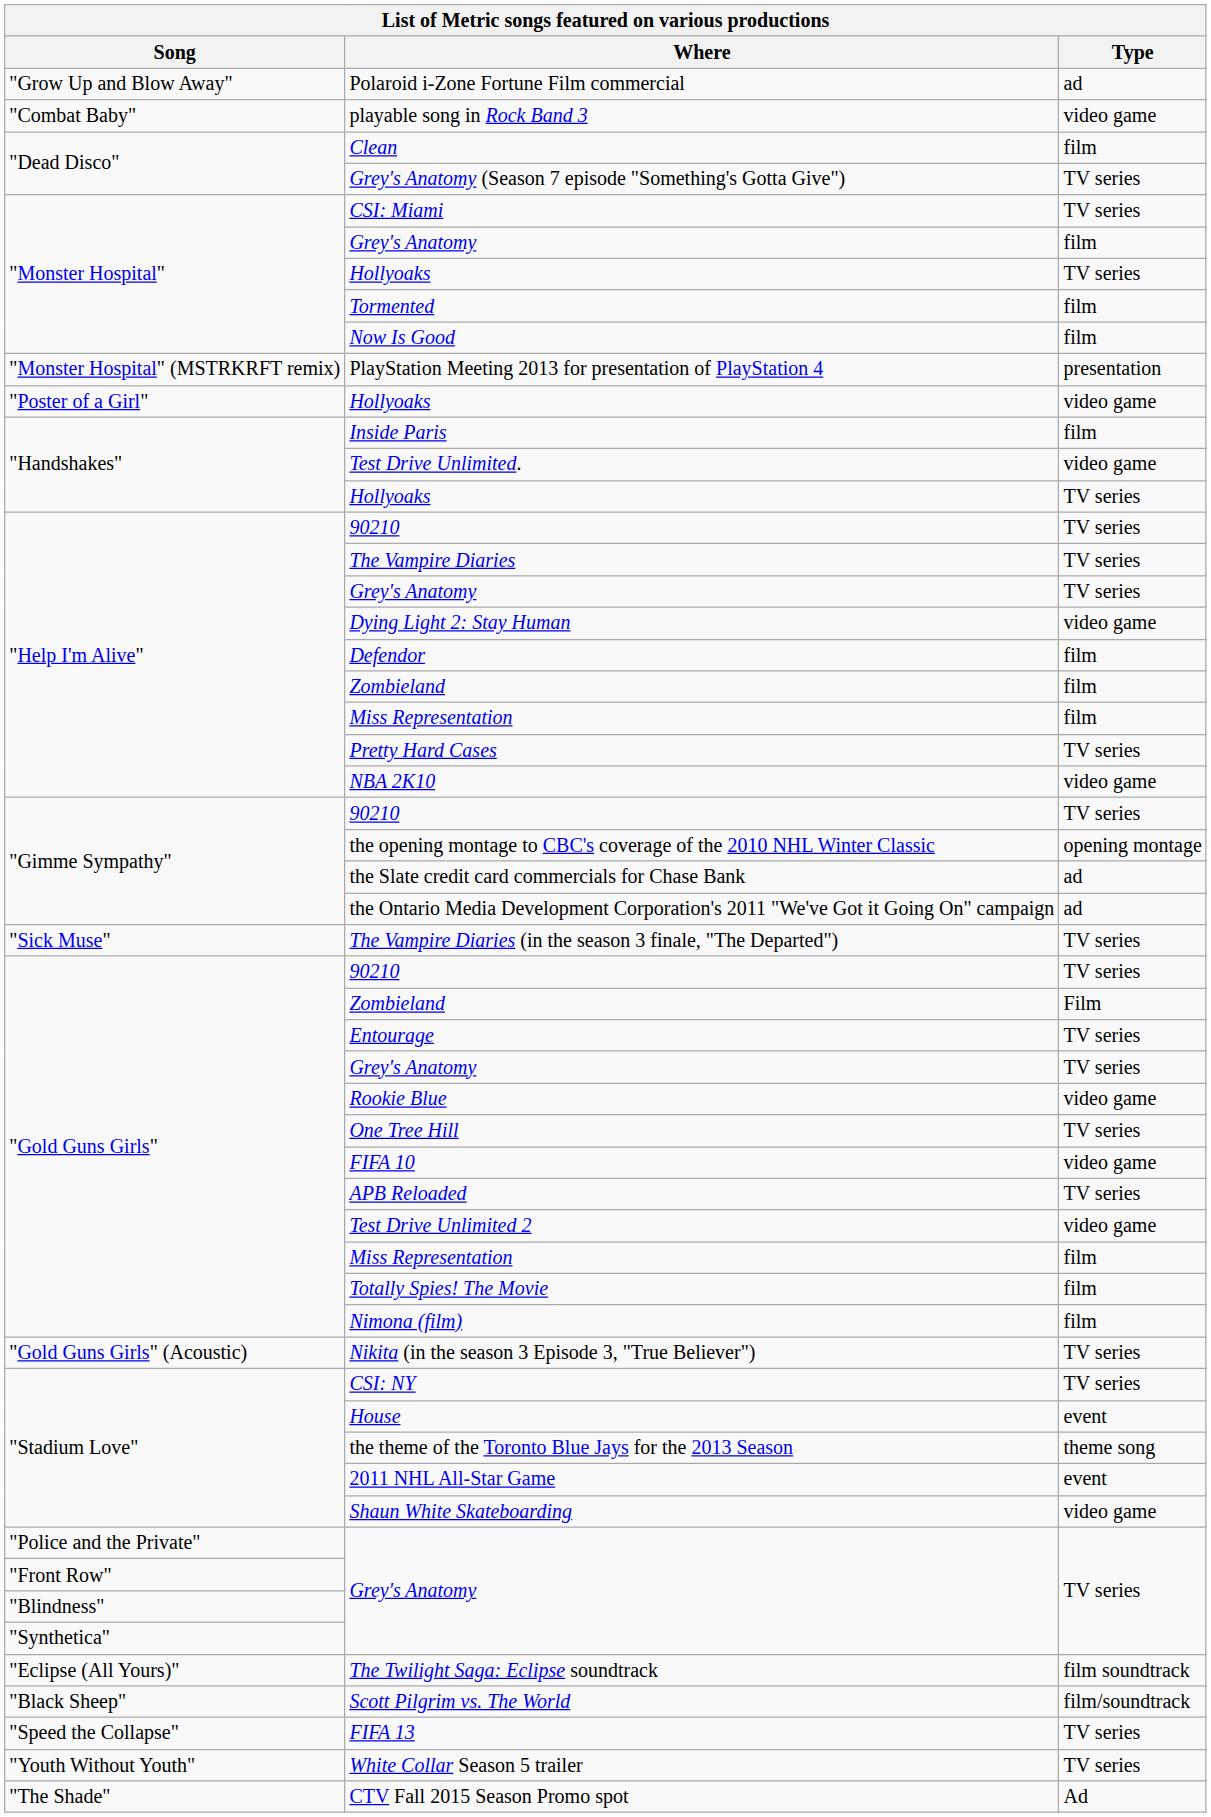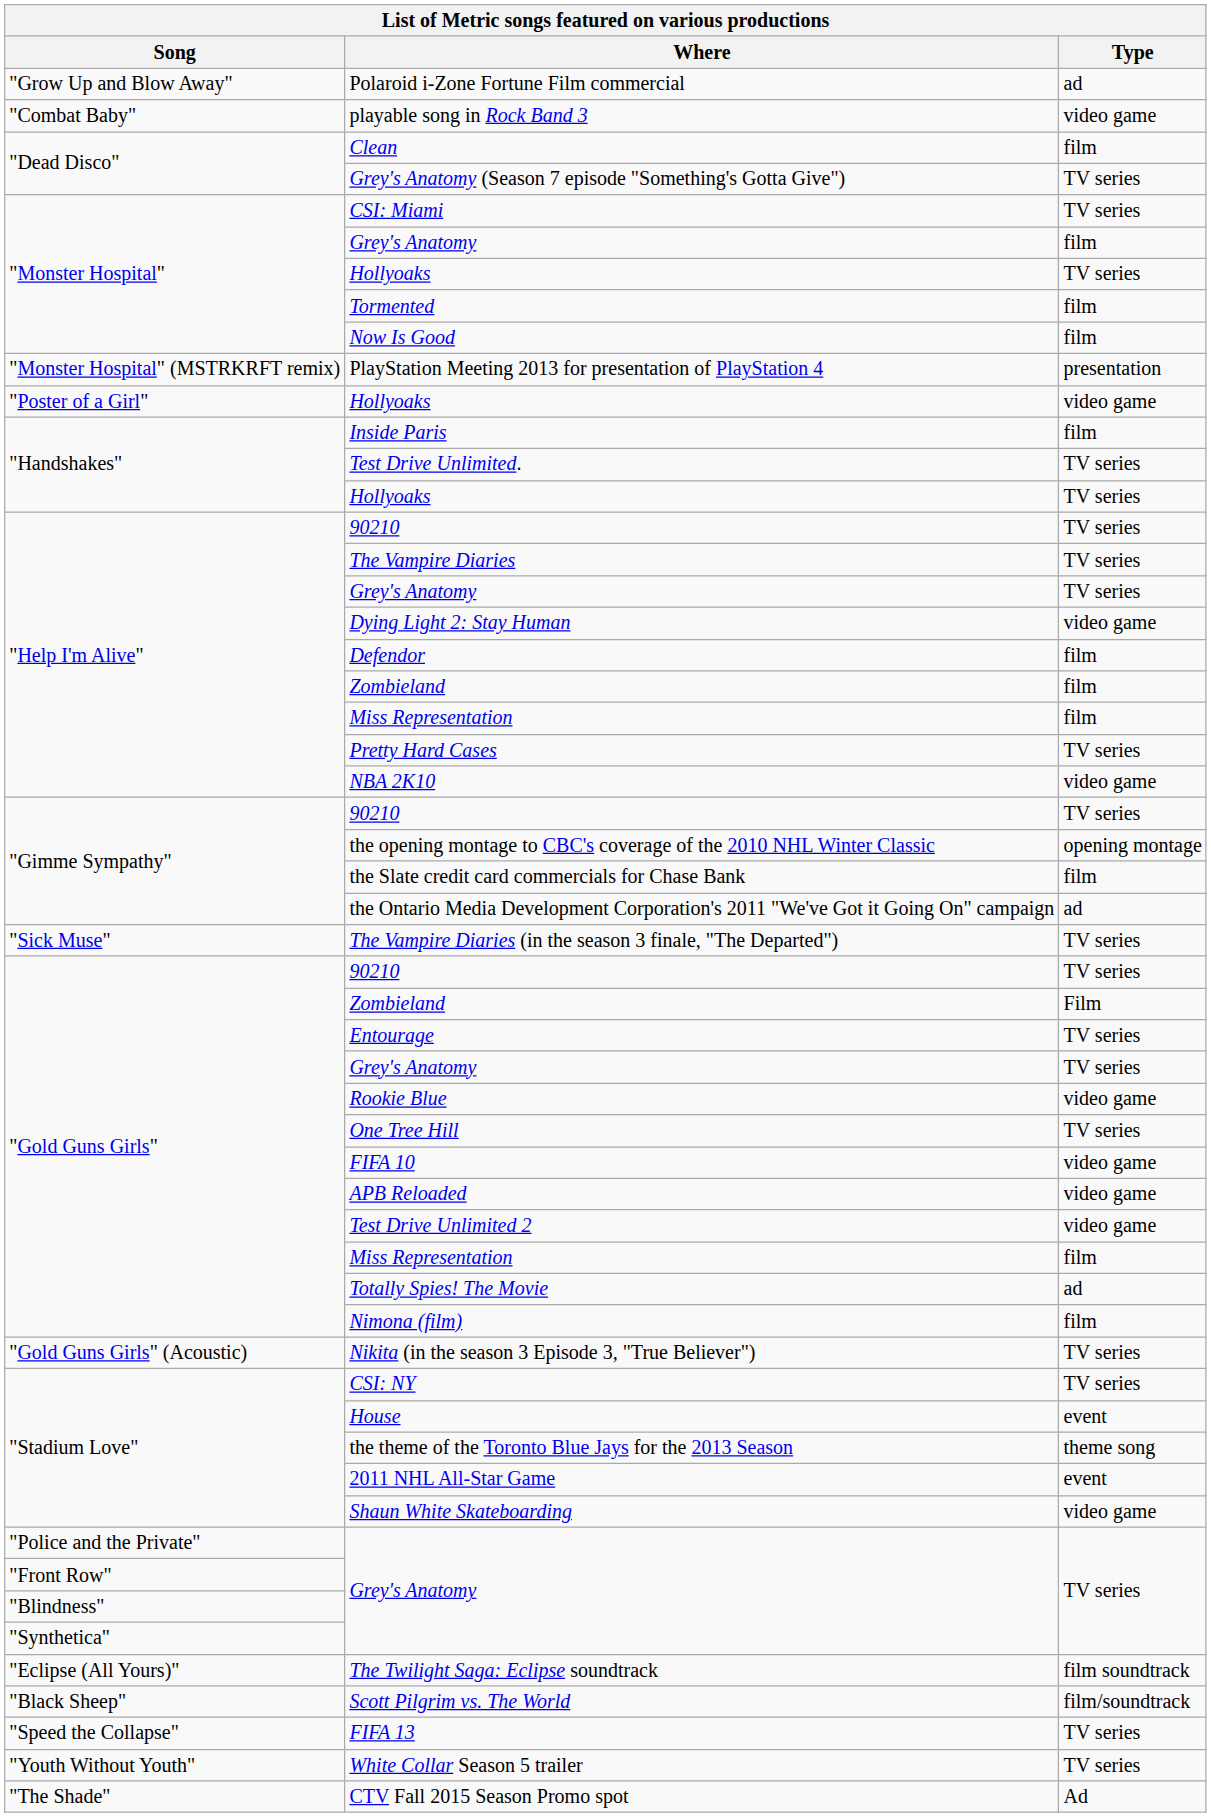(1110, 464) video game -> (1102, 464) TV series
(1073, 876) ad -> (1080, 876) film
(1102, 1193) TV series -> (1110, 1193) video game
(1080, 1289) film -> (1073, 1289) ad
